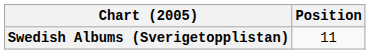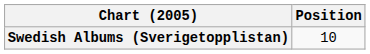(329, 38) 11 -> (329, 38) 10
